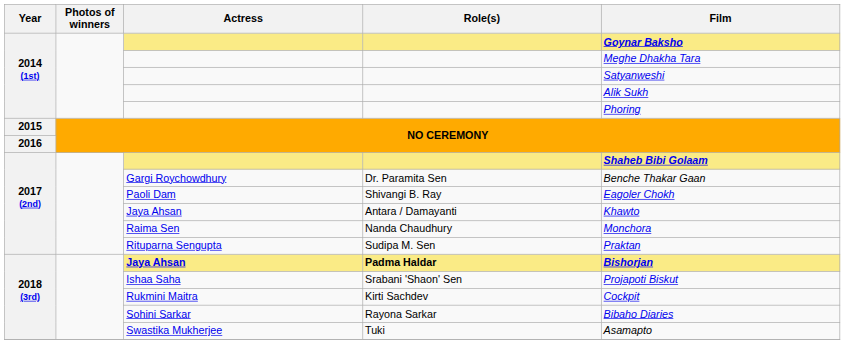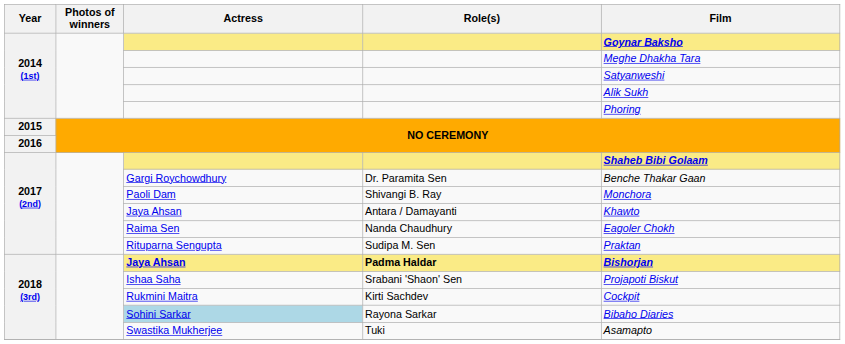(639, 195) Eagoler Chokh -> (627, 195) Monchora
(627, 229) Monchora -> (639, 229) Eagoler Chokh
(159, 314) no background -> (159, 314) lightblue background
